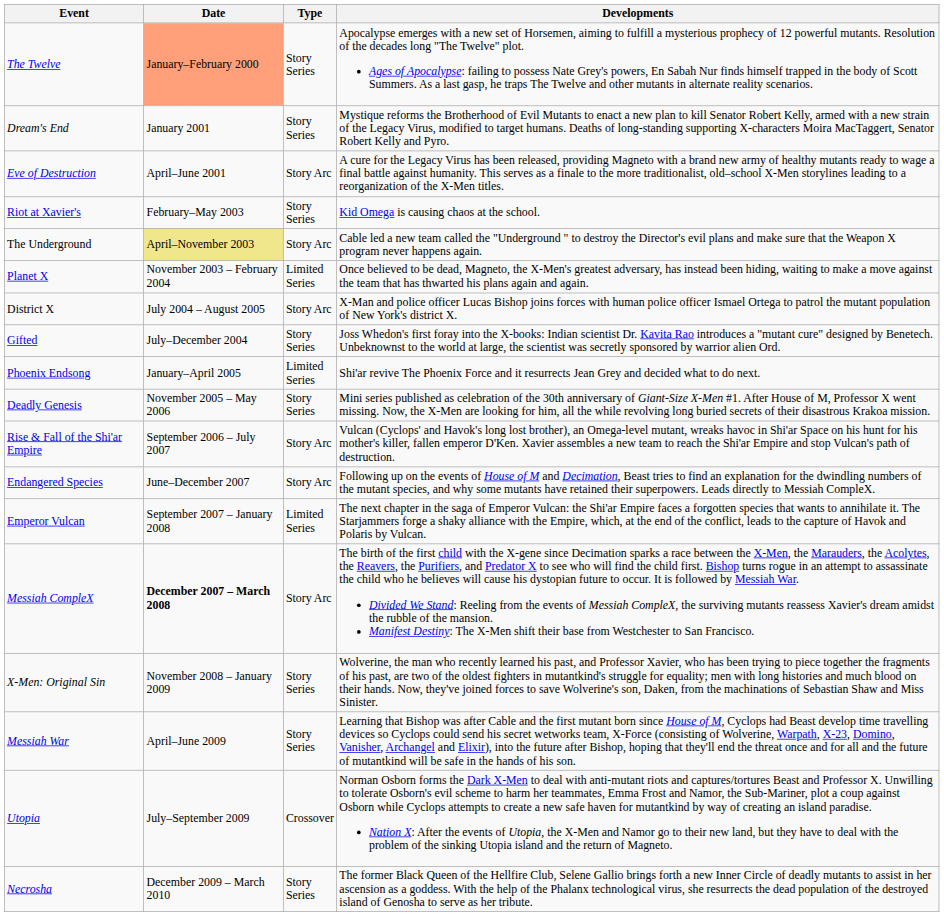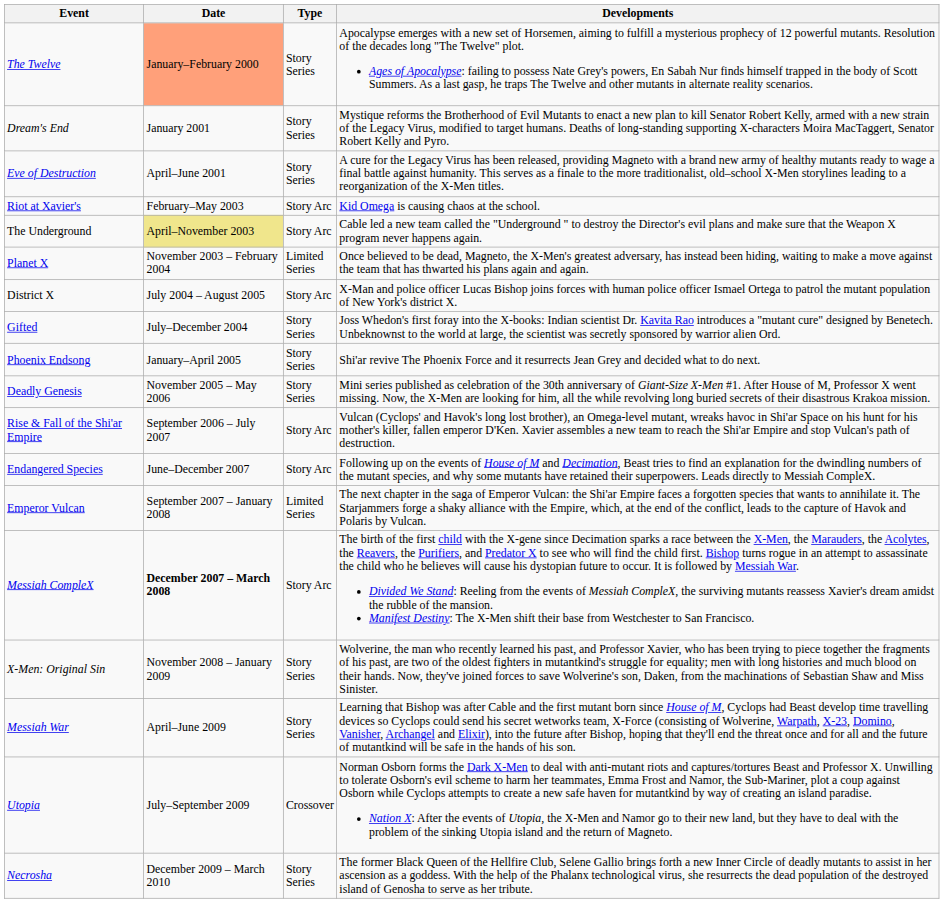(309, 173) Story Arc -> (300, 173) Story Series
(300, 212) Story Series -> (309, 205) Story Arc
(305, 373) Limited Series -> (300, 359) Story Series
